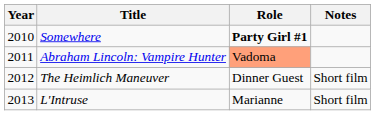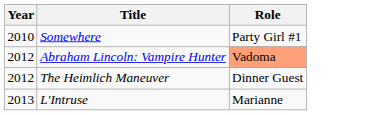- column: (341, 15)
(270, 36) bold -> (267, 36) normal
(21, 57) 2011 -> (21, 57) 2012
